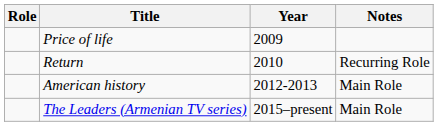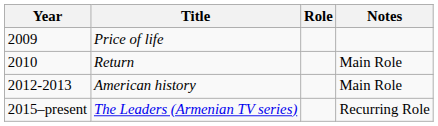columns swapped: (293, 16) <-> (22, 16)
(385, 62) Recurring Role -> (371, 62) Main Role
(371, 109) Main Role -> (385, 109) Recurring Role
